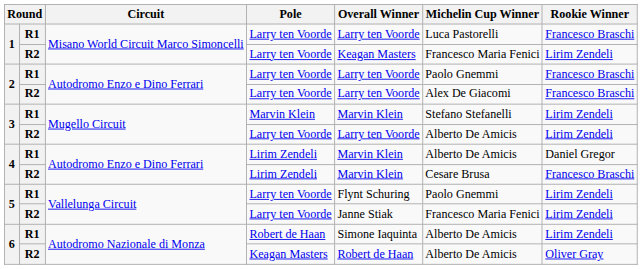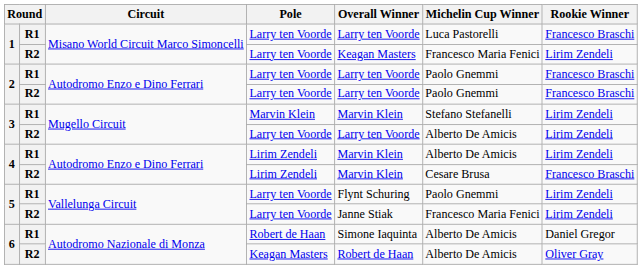(468, 93) Alex De Giacomi -> (462, 93) Paolo Gnemmi
(580, 153) Daniel Gregor -> (579, 153) Lirim Zendeli
(579, 233) Lirim Zendeli -> (580, 233) Daniel Gregor
